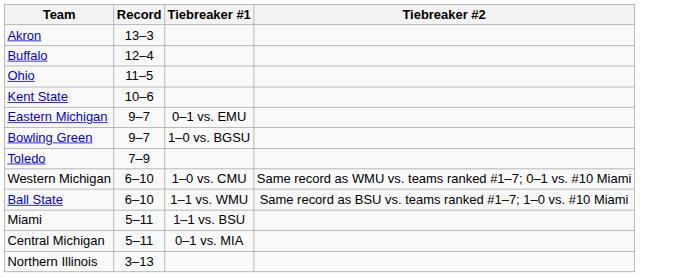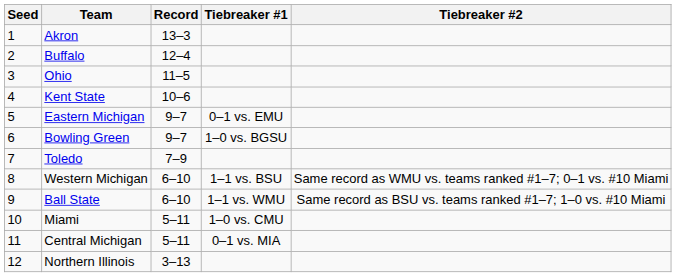+ column: (23, 14)
(209, 179) 1–0 vs. CMU -> (246, 179) 1–1 vs. BSU
(209, 220) 1–1 vs. BSU -> (246, 220) 1–0 vs. CMU
